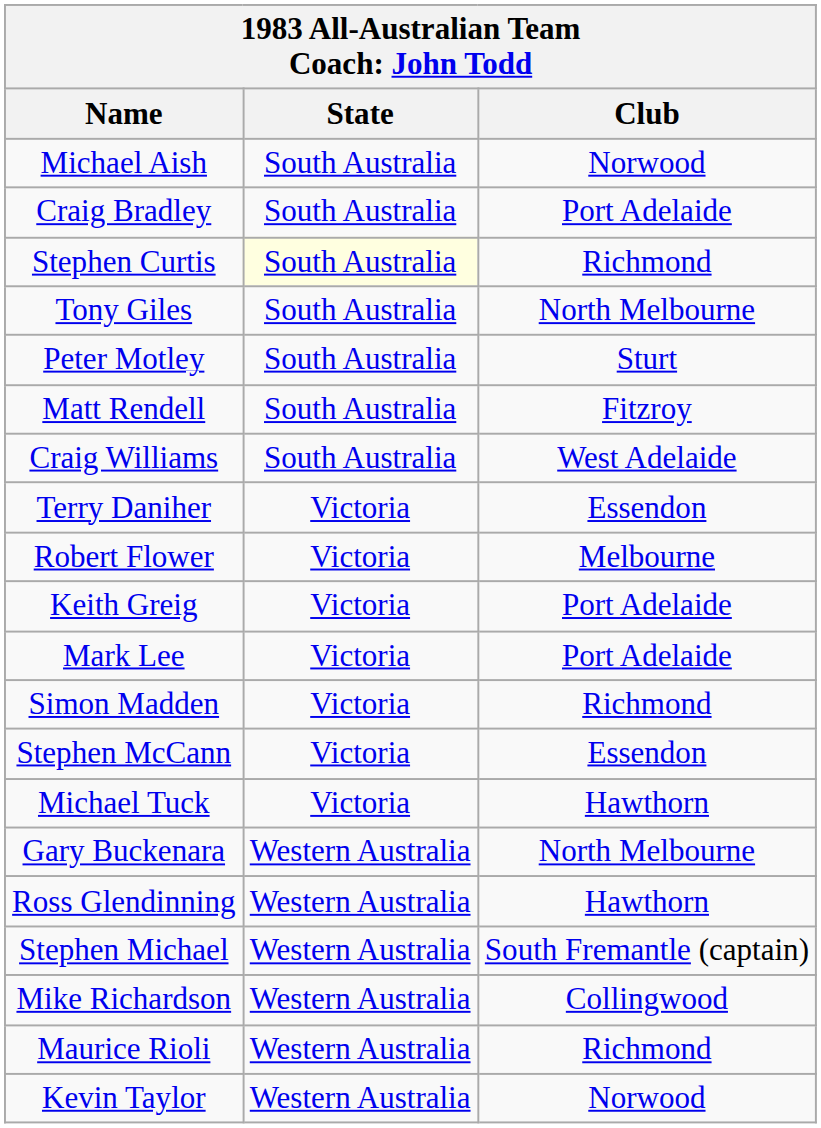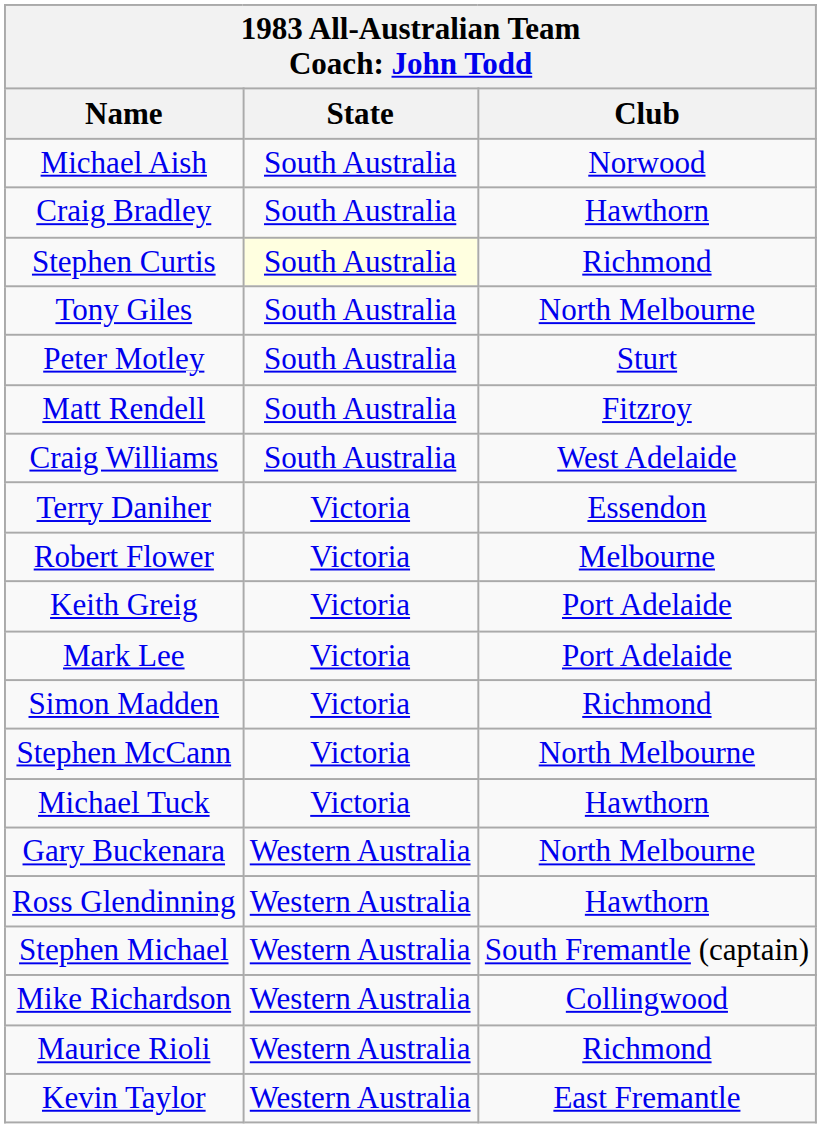(647, 211) Port Adelaide -> (647, 211) Hawthorn
(647, 753) Essendon -> (647, 753) North Melbourne
(647, 1097) Norwood -> (647, 1097) East Fremantle
